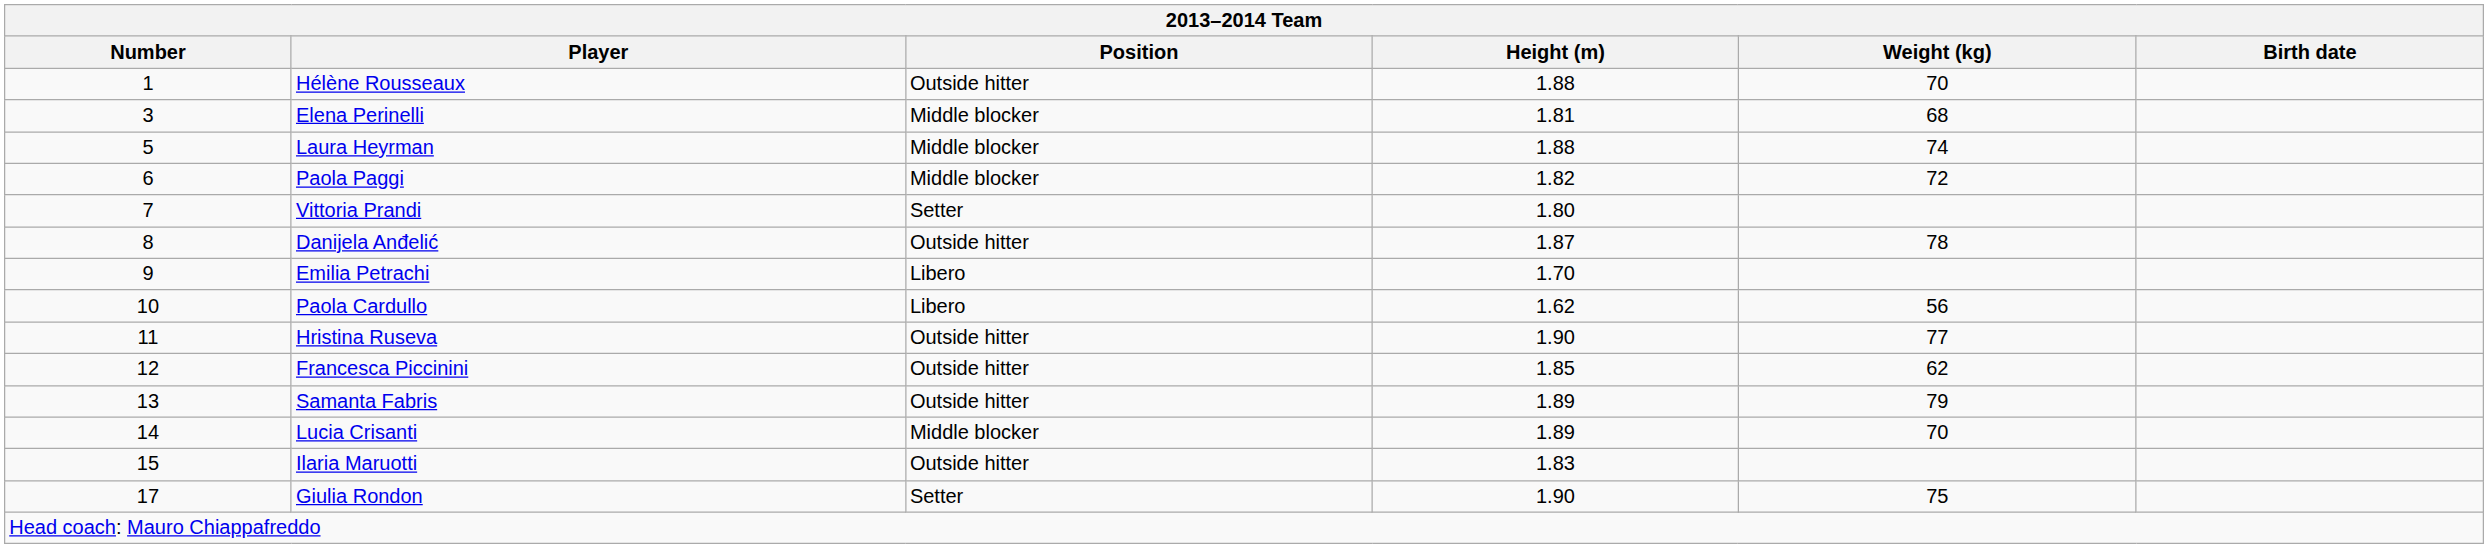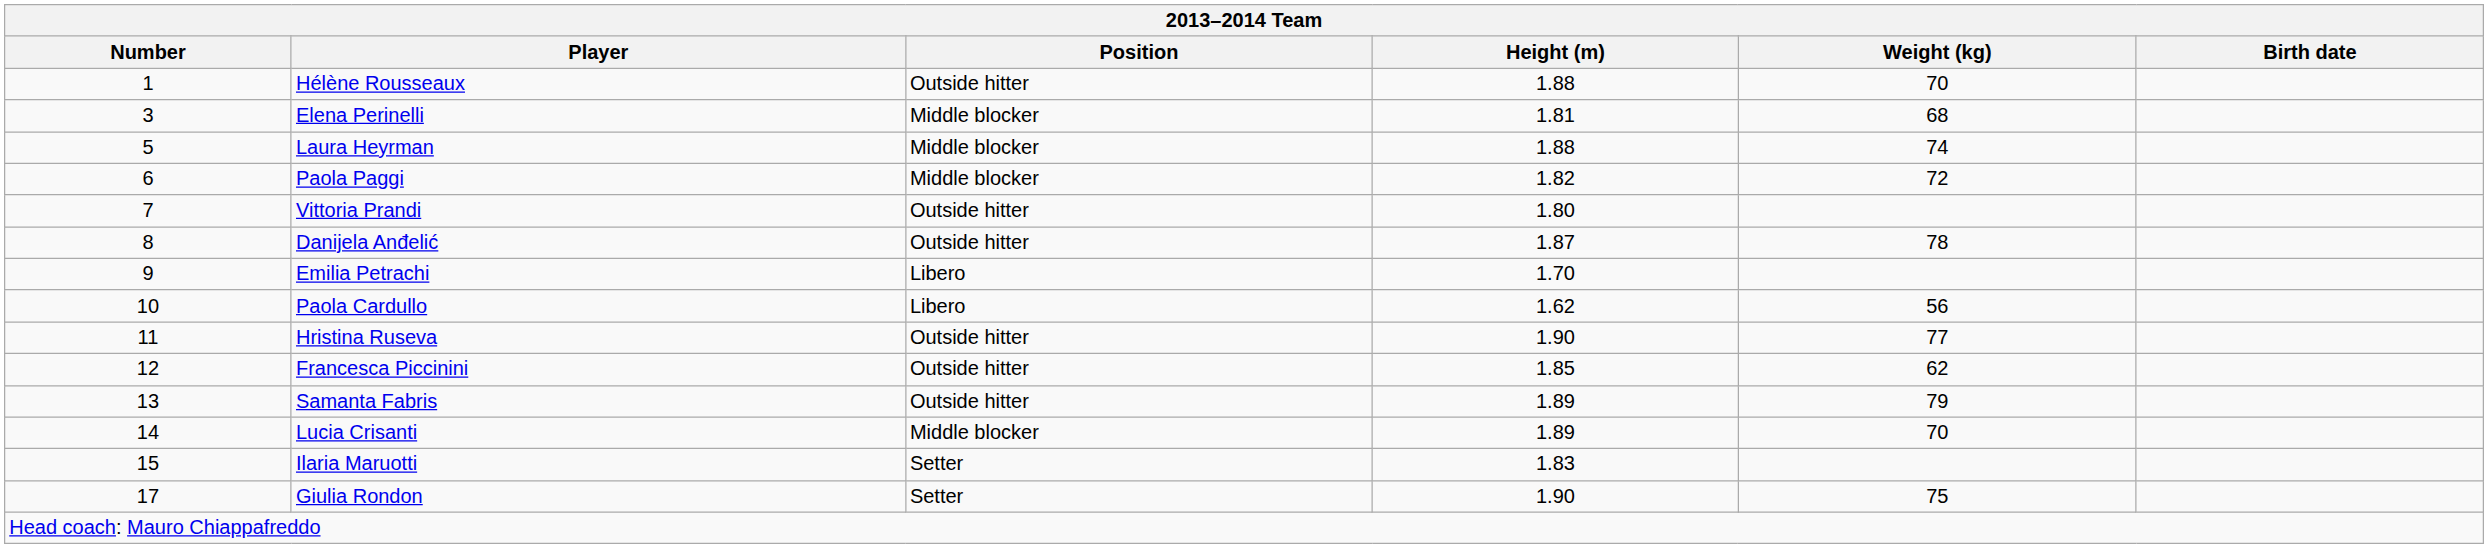(937, 210) Setter -> (969, 210) Outside hitter
(969, 464) Outside hitter -> (937, 464) Setter
